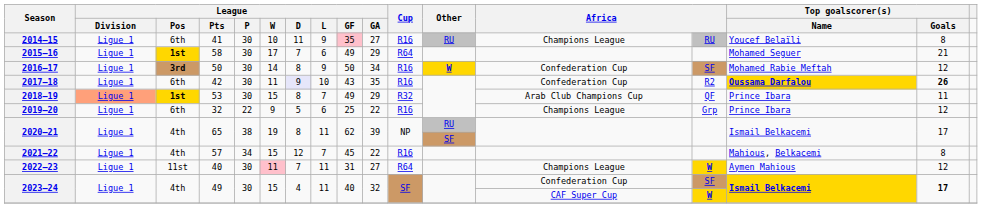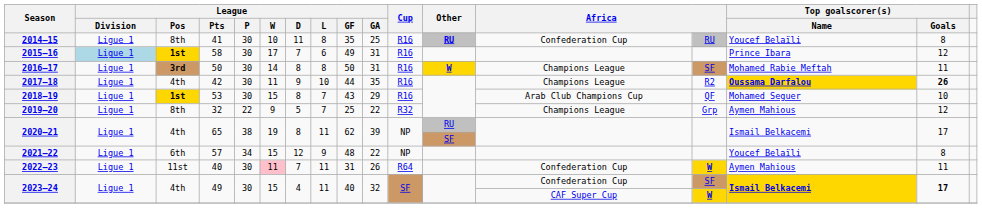(178, 40) 6th -> (178, 40) 8th
(324, 40) 9 -> (324, 40) 8
(350, 40) pink background -> (350, 40) no background
(375, 40) 27 -> (375, 40) 25
(449, 40) normal -> (449, 40) bold
(584, 40) Champions League -> (584, 40) Confederation Cup
(116, 54) no background -> (116, 54) lightblue background
(375, 54) 29 -> (375, 54) 31
(405, 54) R64 -> (405, 54) R16
(765, 54) Mohamed Seguer -> (760, 54) Prince Ibara
(943, 54) 21 -> (943, 54) 12
(324, 68) 9 -> (324, 68) 8
(375, 68) 34 -> (375, 68) 31
(584, 68) Confederation Cup -> (584, 68) Champions League
(943, 68) 12 -> (943, 68) 11
(178, 82) 6th -> (178, 82) 4th
(298, 82) lavender background -> (298, 82) no background
(350, 82) 43 -> (350, 82) 44
(584, 82) Confederation Cup -> (584, 82) Champions League
(116, 97) lightsalmon background -> (116, 97) no background
(350, 97) 49 -> (350, 97) 43
(405, 97) R32 -> (405, 97) R16
(760, 97) Prince Ibara -> (765, 97) Mohamed Seguer
(943, 97) 11 -> (943, 97) 10
(178, 111) 6th -> (178, 111) 8th
(324, 111) 6 -> (324, 111) 7
(405, 111) R16 -> (405, 111) R32
(760, 111) Prince Ibara -> (762, 111) Aymen Mahious
(178, 153) 4th -> (178, 153) 6th
(324, 153) 7 -> (324, 153) 9
(350, 153) 45 -> (350, 153) 48
(405, 153) R16 -> (405, 153) NP
(775, 153) Mahious, Belkacemi -> (765, 153) Youcef Belaïli
(375, 167) 27 -> (375, 167) 26
(584, 167) Champions League -> (584, 167) Confederation Cup
(943, 167) 12 -> (943, 167) 11
